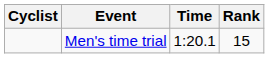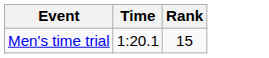- column: (33, 16)
